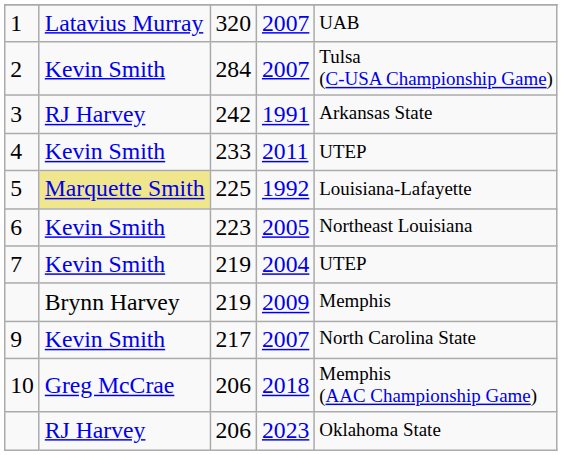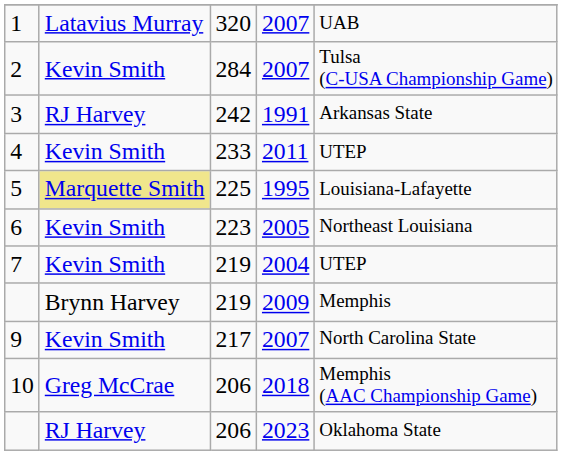(286, 189) 1992 -> (286, 189) 1995
